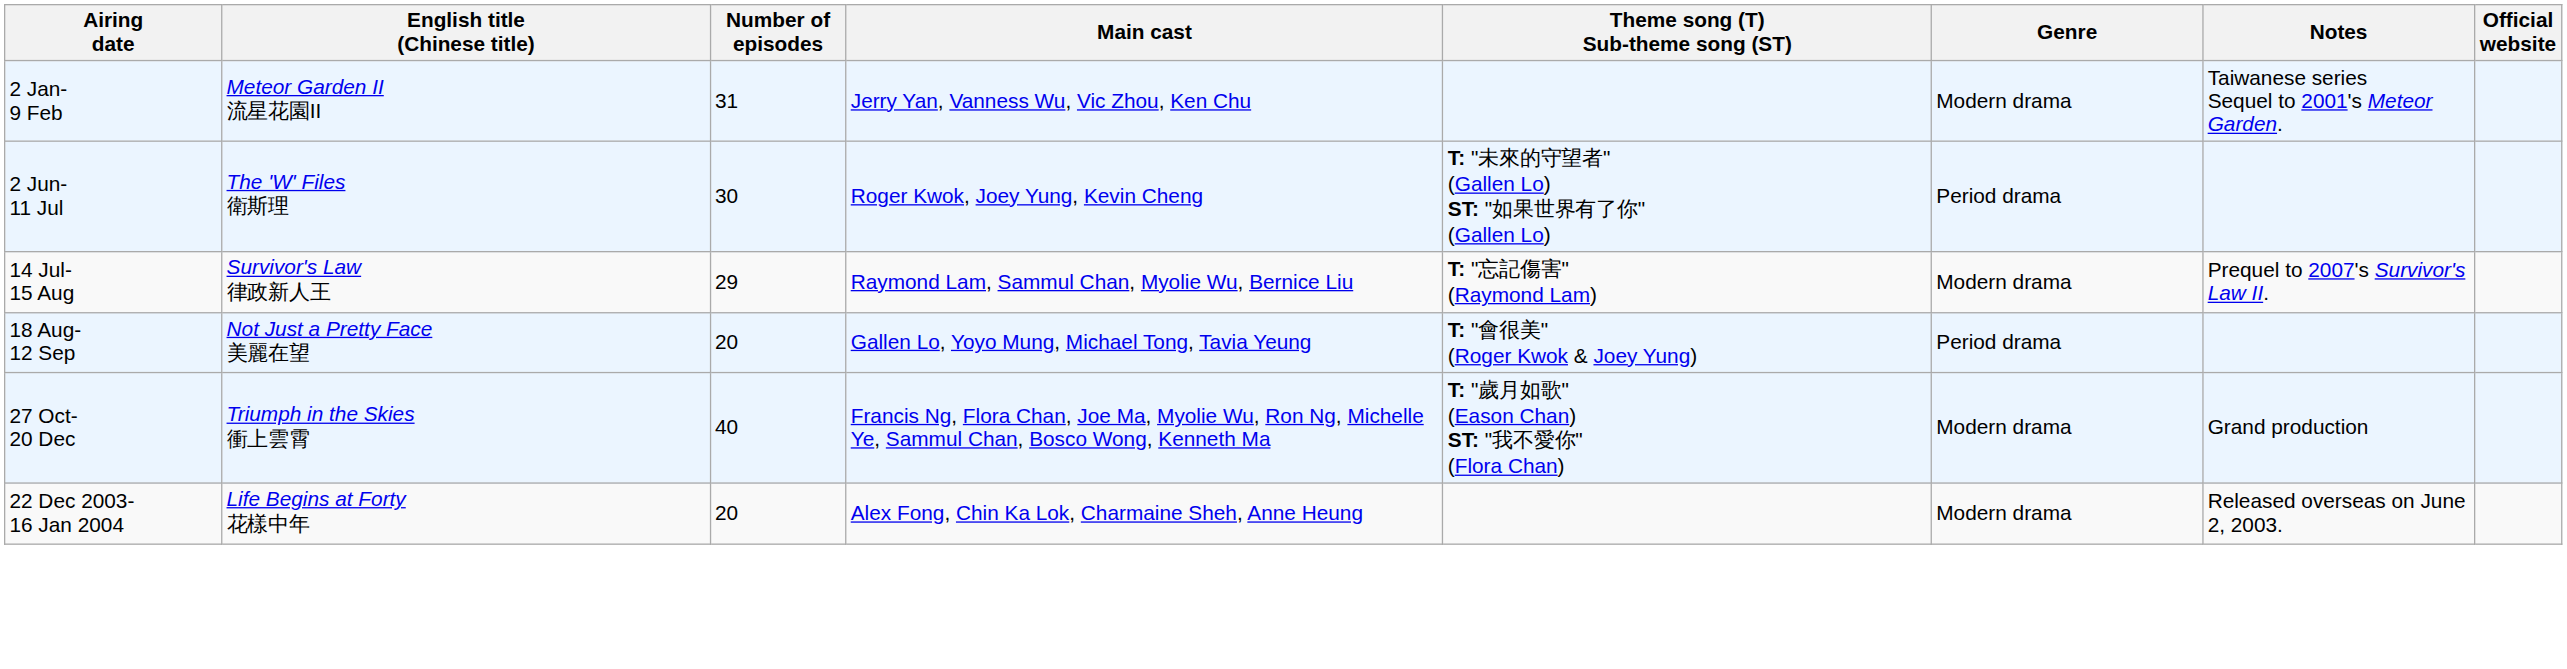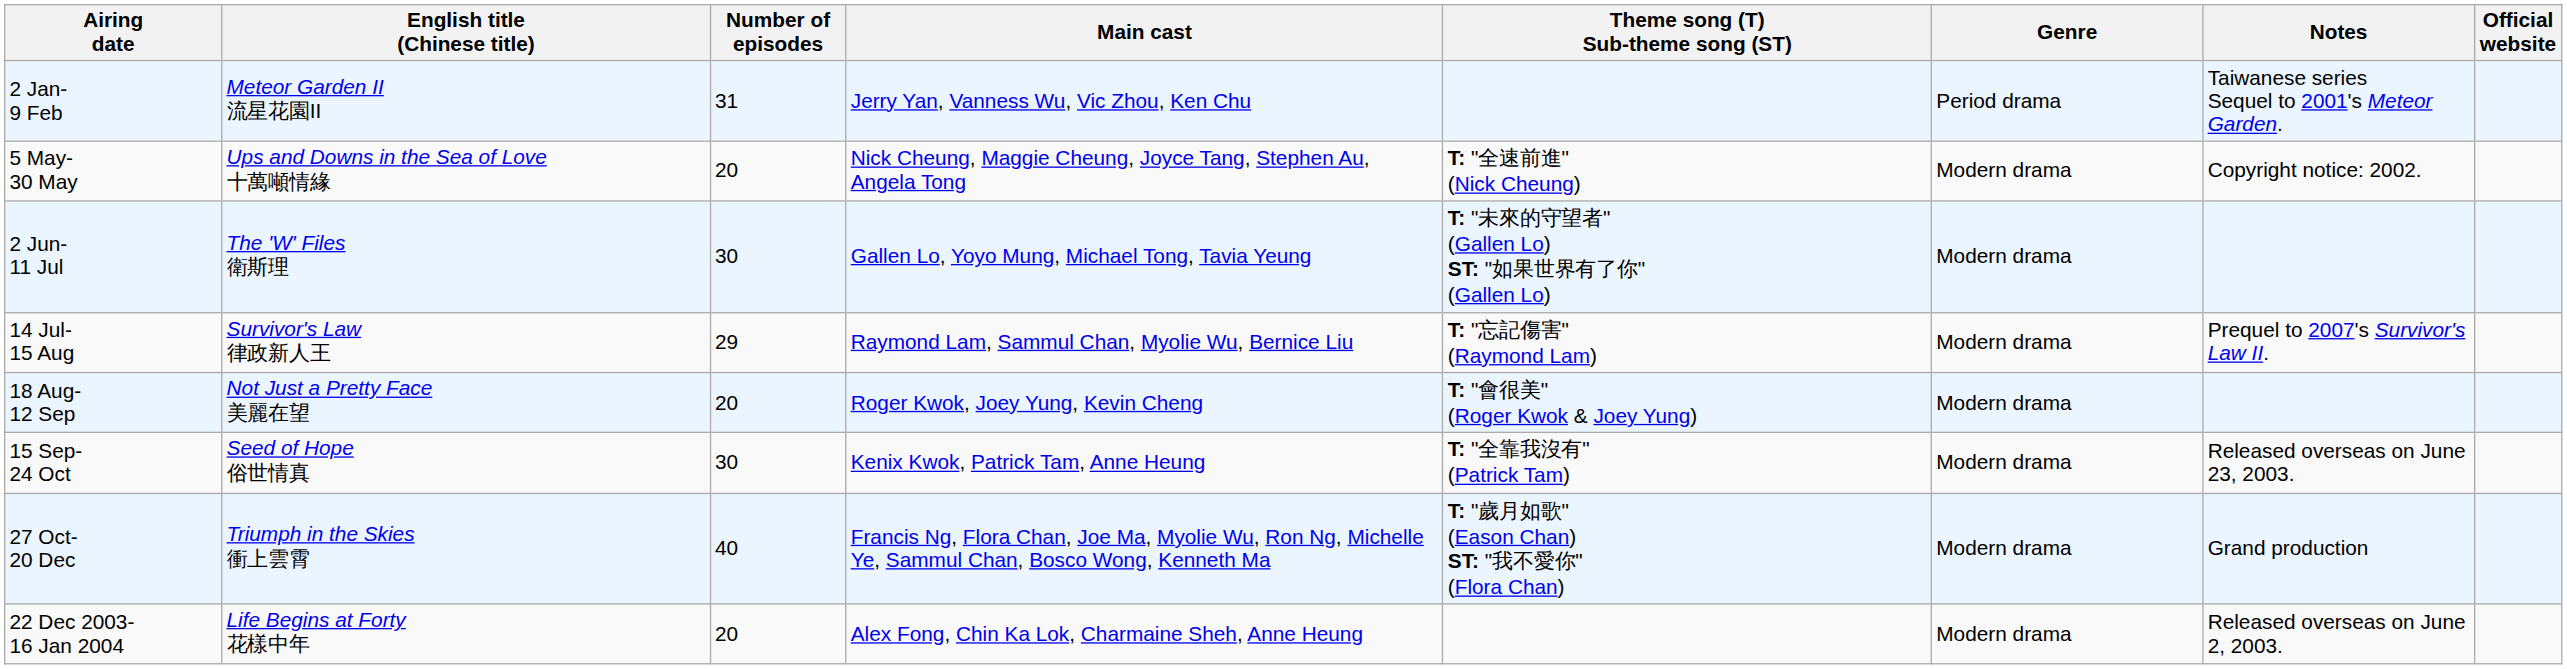(2004, 100) Modern drama -> (1999, 100) Period drama
+ row: (44, 170)
(1027, 196) Roger Kwok, Joey Yung, Kevin Cheng -> (1081, 256) Gallen Lo, Yoyo Mung, Michael Tong, Tavia Yeung
(1999, 196) Period drama -> (2004, 256) Modern drama
(1081, 342) Gallen Lo, Yoyo Mung, Michael Tong, Tavia Yeung -> (1027, 402) Roger Kwok, Joey Yung, Kevin Cheng
(1999, 342) Period drama -> (2004, 402) Modern drama
+ row: (46, 462)
